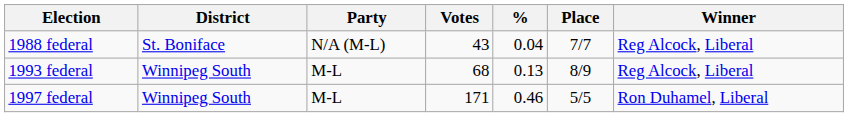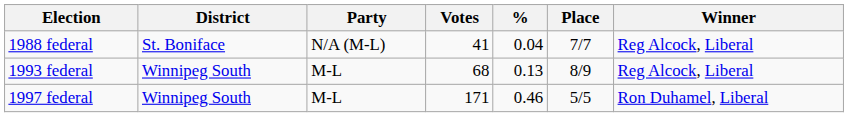(481, 44) 43 -> (481, 44) 41
